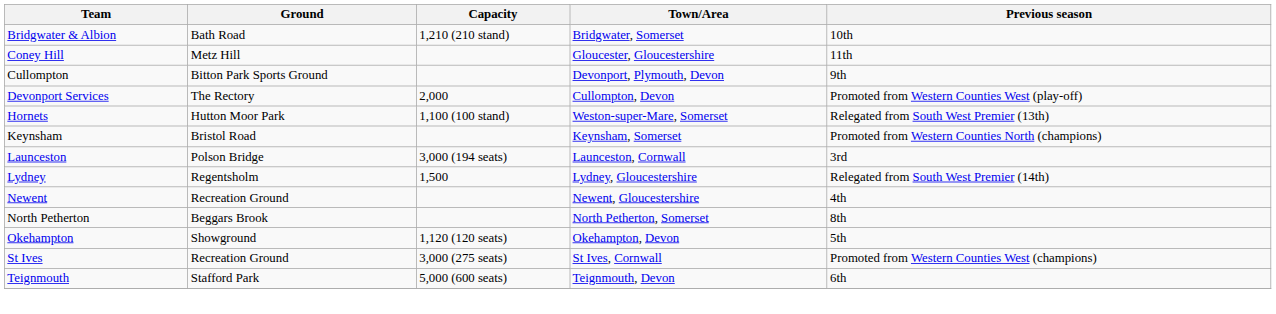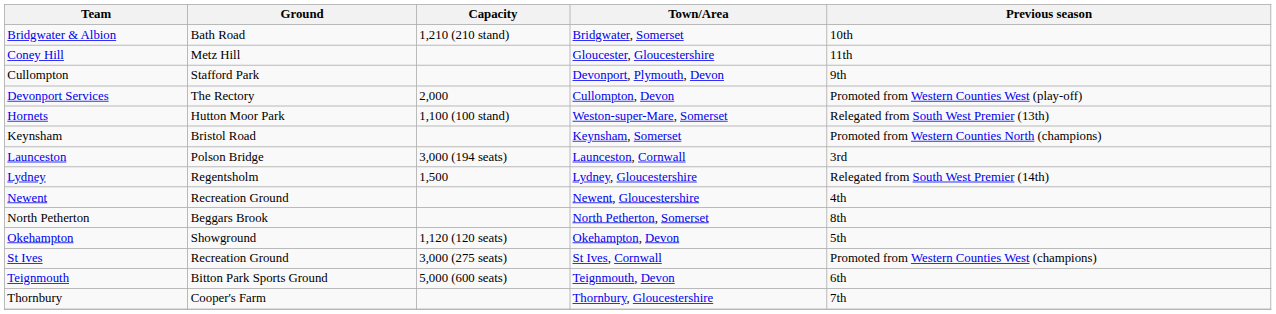(259, 75) Bitton Park Sports Ground -> (225, 75) Stafford Park
(225, 278) Stafford Park -> (259, 278) Bitton Park Sports Ground
+ row: (35, 298)
